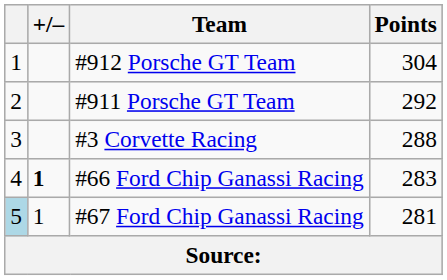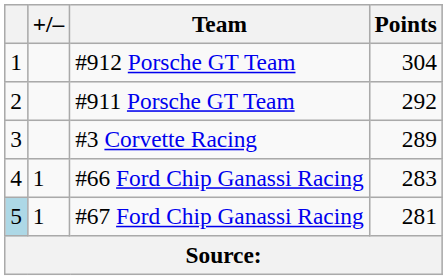(419, 139) 288 -> (419, 139) 289
(39, 178) bold -> (39, 178) normal
